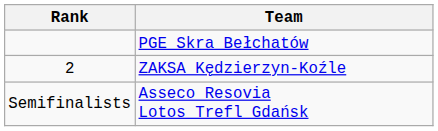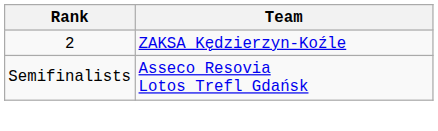- row: (224, 43)
